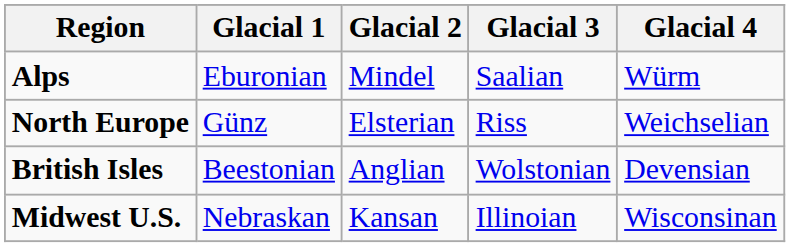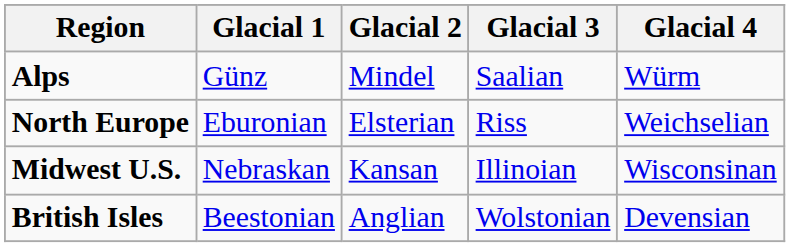(265, 75) Eburonian -> (235, 75) Günz
(235, 122) Günz -> (265, 122) Eburonian
rows swapped: (87, 169) <-> (97, 216)
